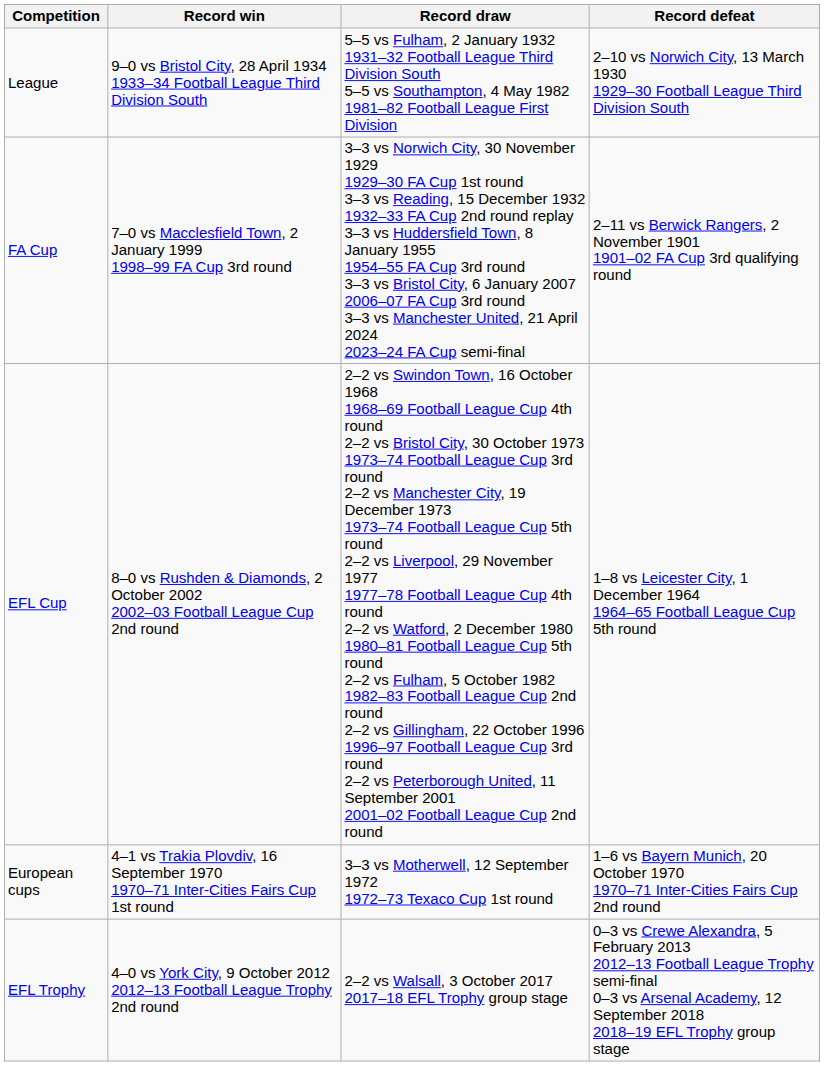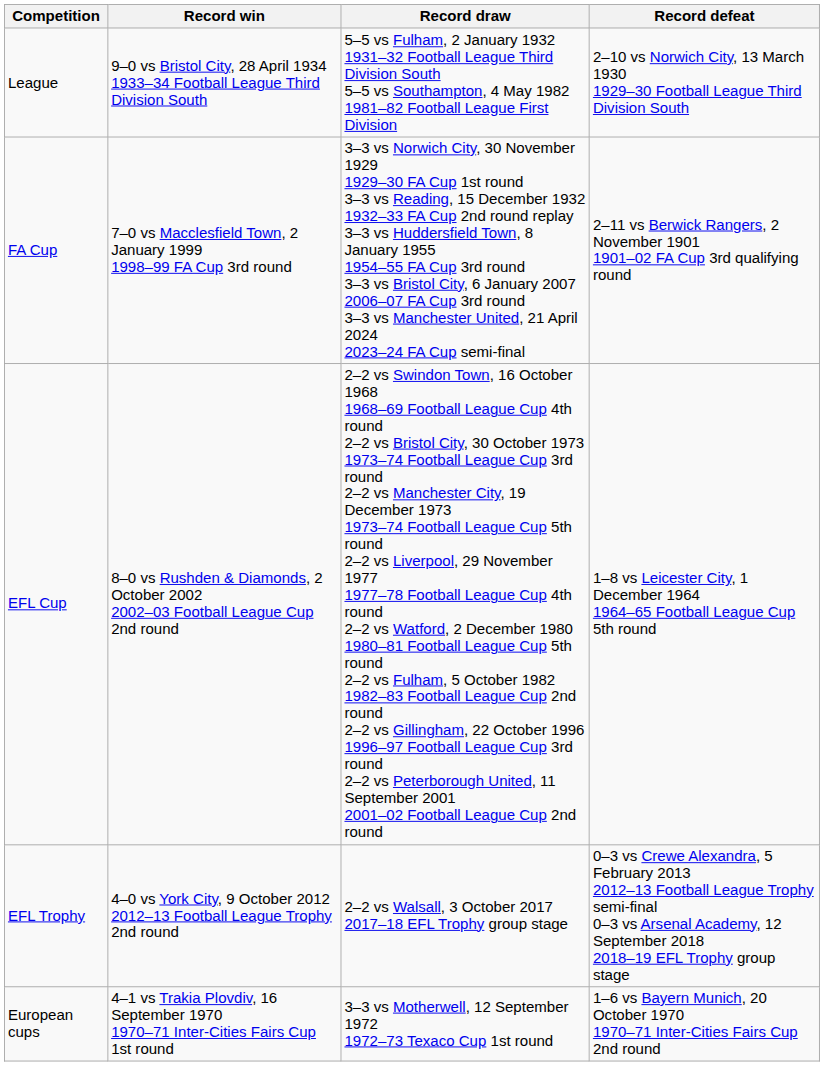rows swapped: (47, 990) <-> (41, 881)
